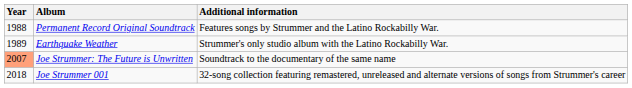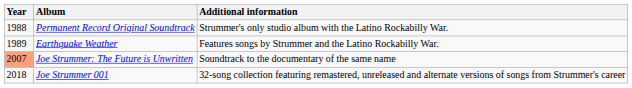(319, 28) Features songs by Strummer and the Latino Rockabilly War. -> (324, 28) Strummer's only studio album with the Latino Rockabilly War.
(324, 43) Strummer's only studio album with the Latino Rockabilly War. -> (319, 43) Features songs by Strummer and the Latino Rockabilly War.
